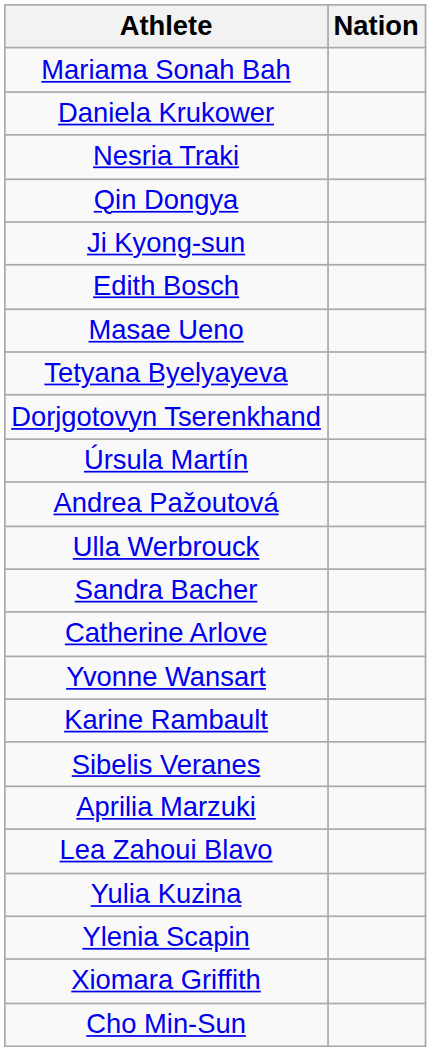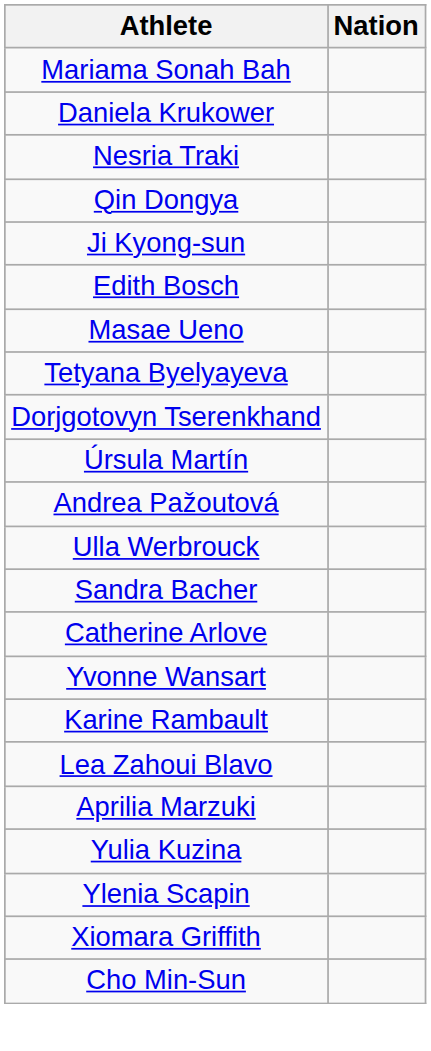- row: (166, 763)
rows swapped: (166, 850) <-> (166, 807)
